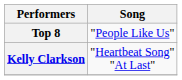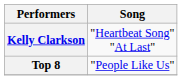rows swapped: (46, 33) <-> (46, 58)
